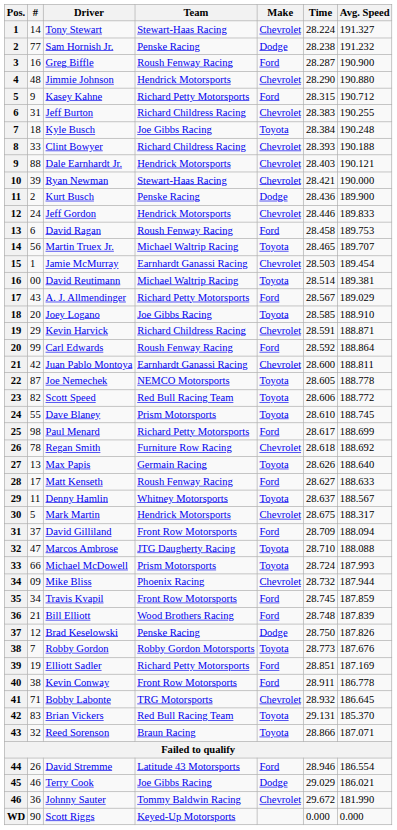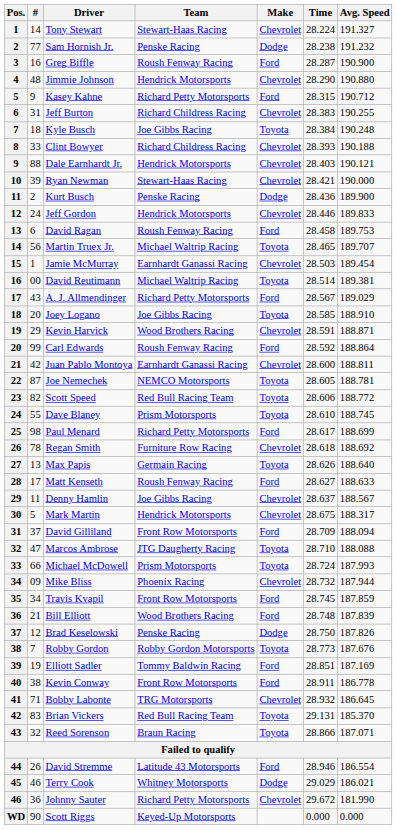(191, 331) Richard Childress Racing -> (185, 331) Wood Brothers Racing
(357, 381) 188.778 -> (357, 381) 188.781
(183, 498) Whitney Motorsports -> (174, 498) Joe Gibbs Racing
(274, 498) Toyota -> (280, 498) Chevrolet
(193, 666) Richard Petty Motorsports -> (189, 666) Tommy Baldwin Racing
(174, 783) Joe Gibbs Racing -> (183, 783) Whitney Motorsports
(189, 800) Tommy Baldwin Racing -> (193, 800) Richard Petty Motorsports
